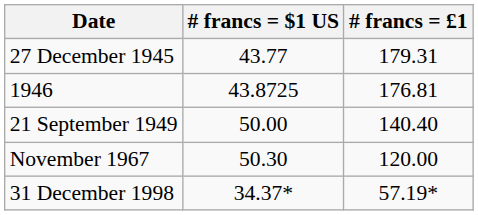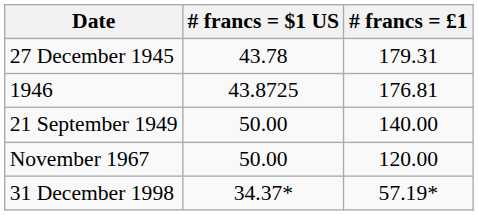(263, 55) 43.77 -> (263, 55) 43.78
(408, 124) 140.40 -> (408, 124) 140.00
(263, 158) 50.30 -> (263, 158) 50.00
